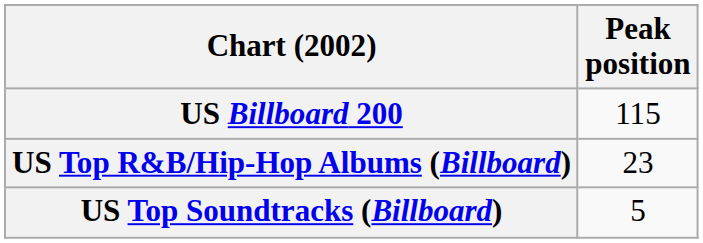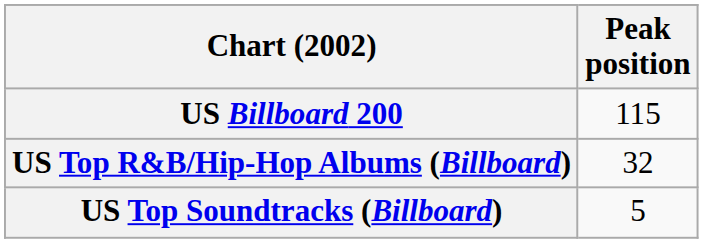(638, 162) 23 -> (638, 162) 32
